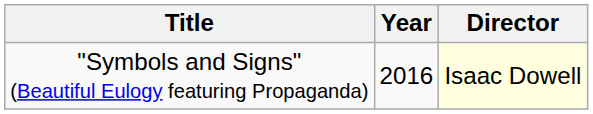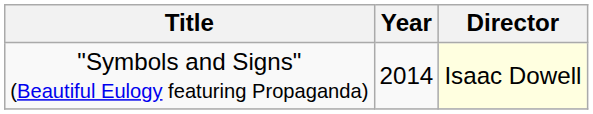(406, 75) 2016 -> (406, 75) 2014
